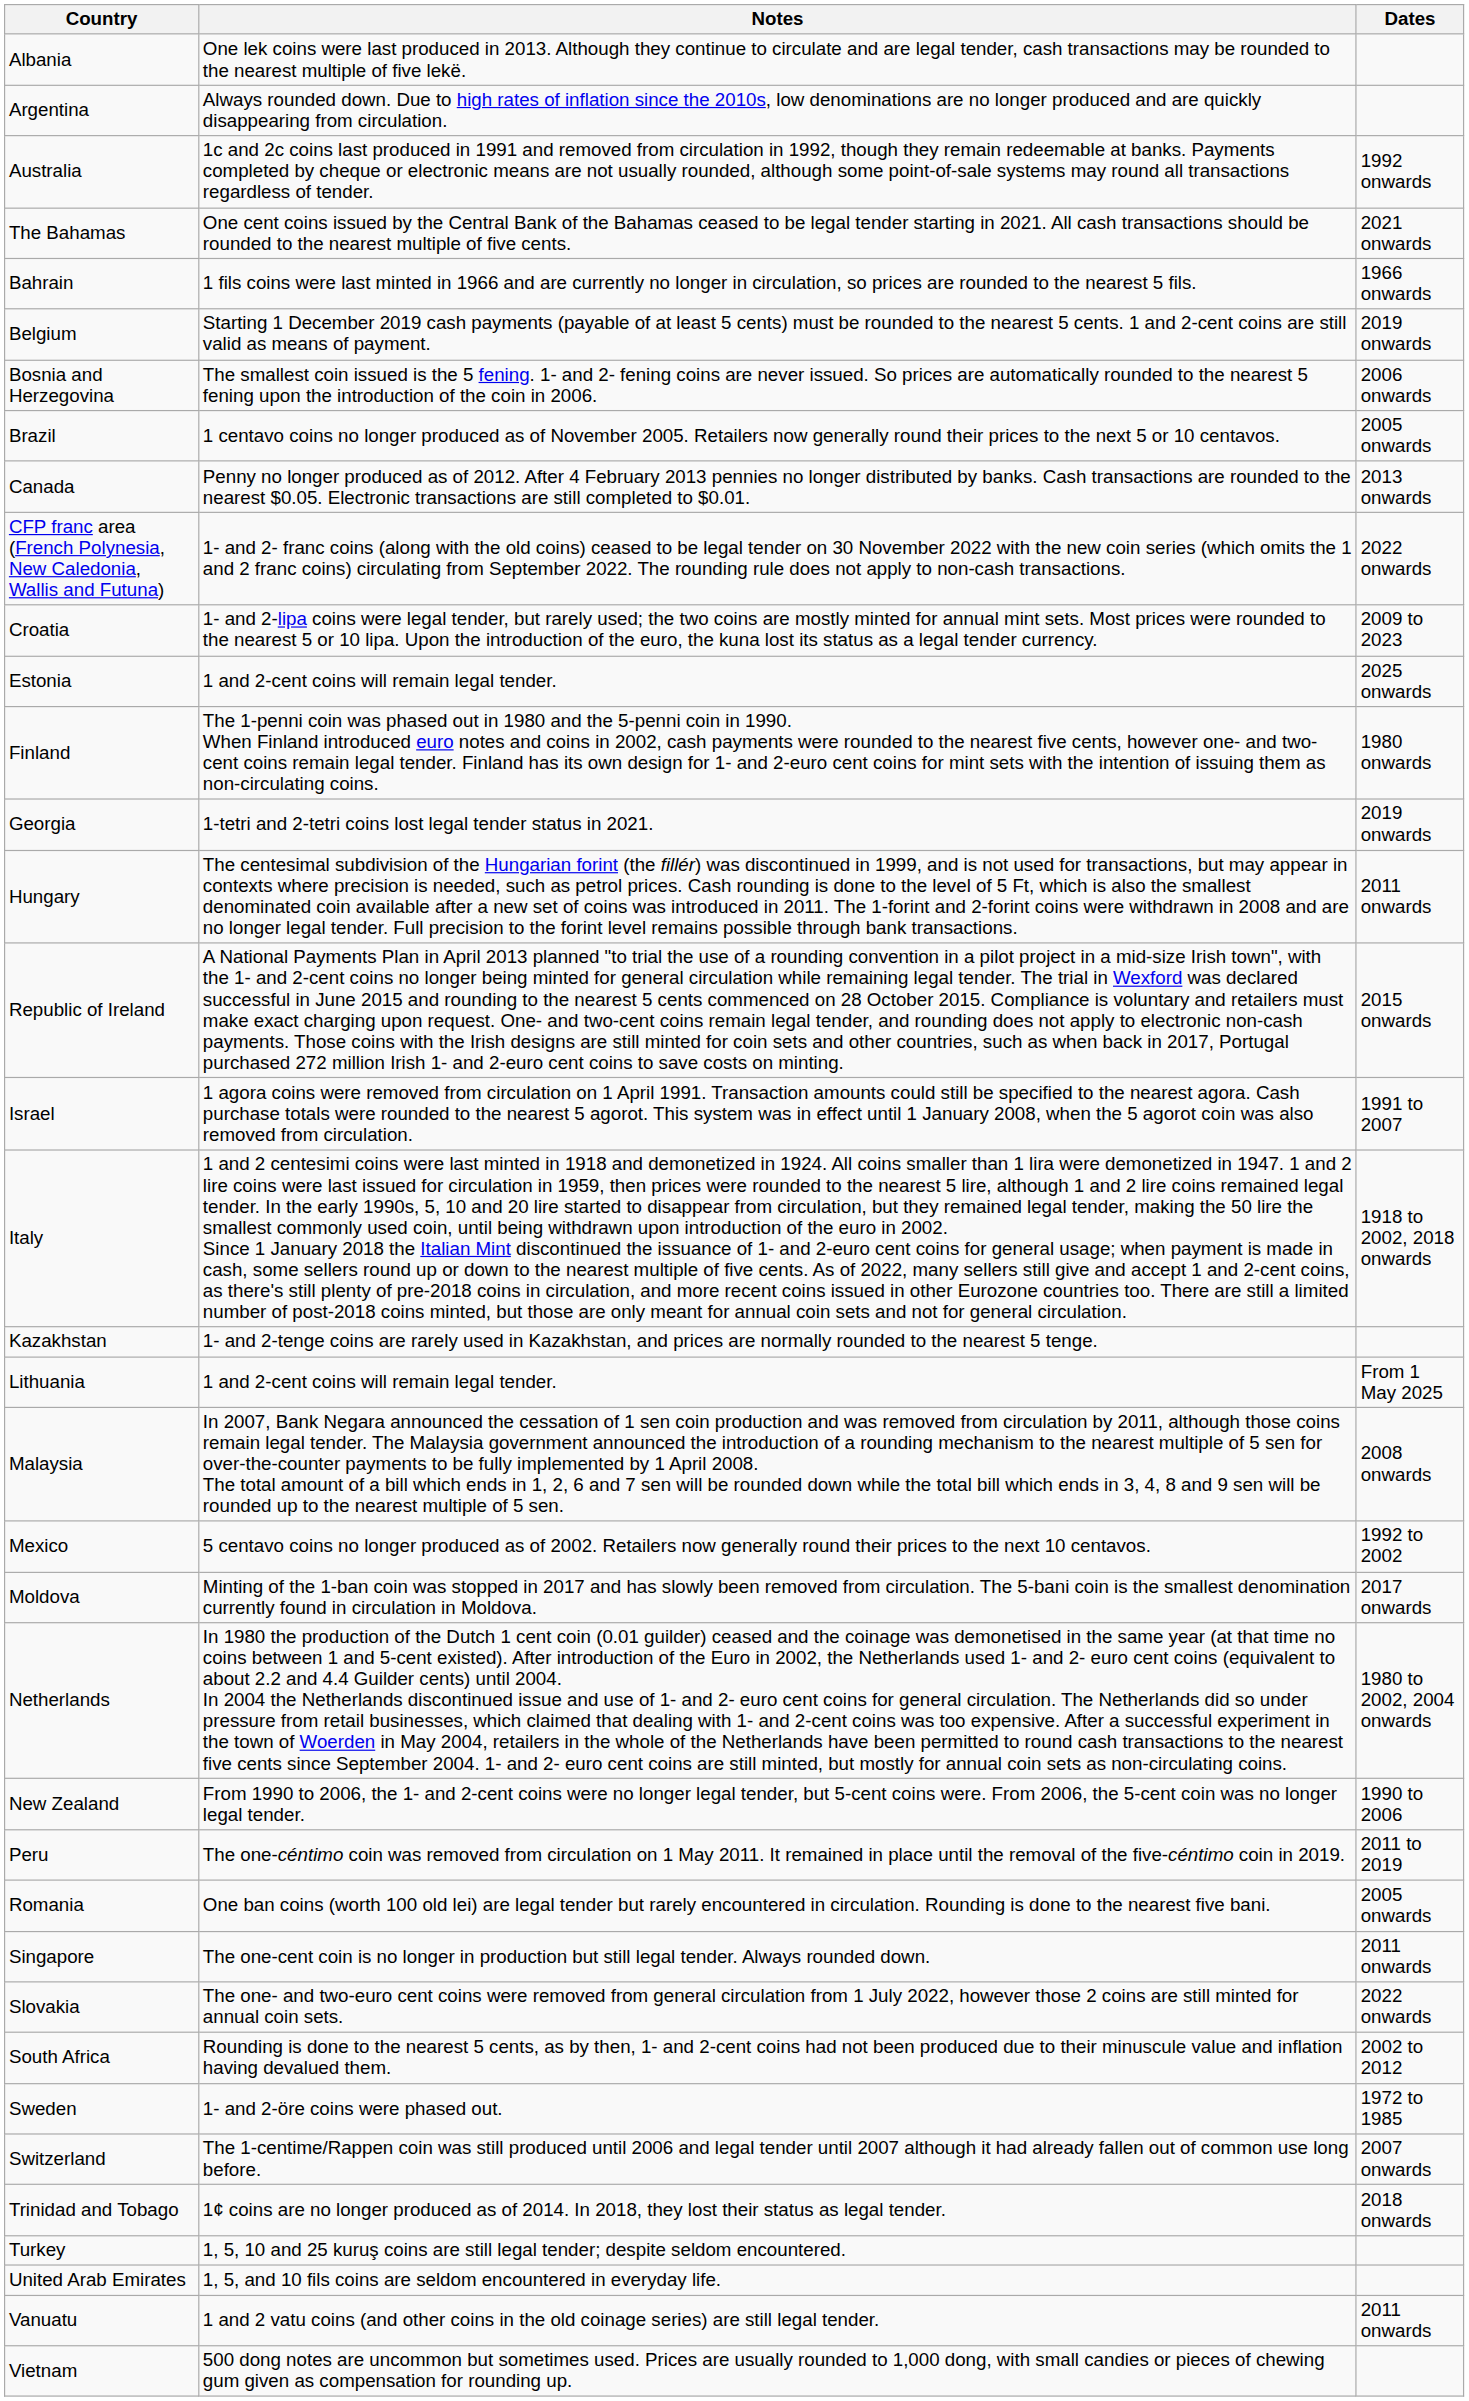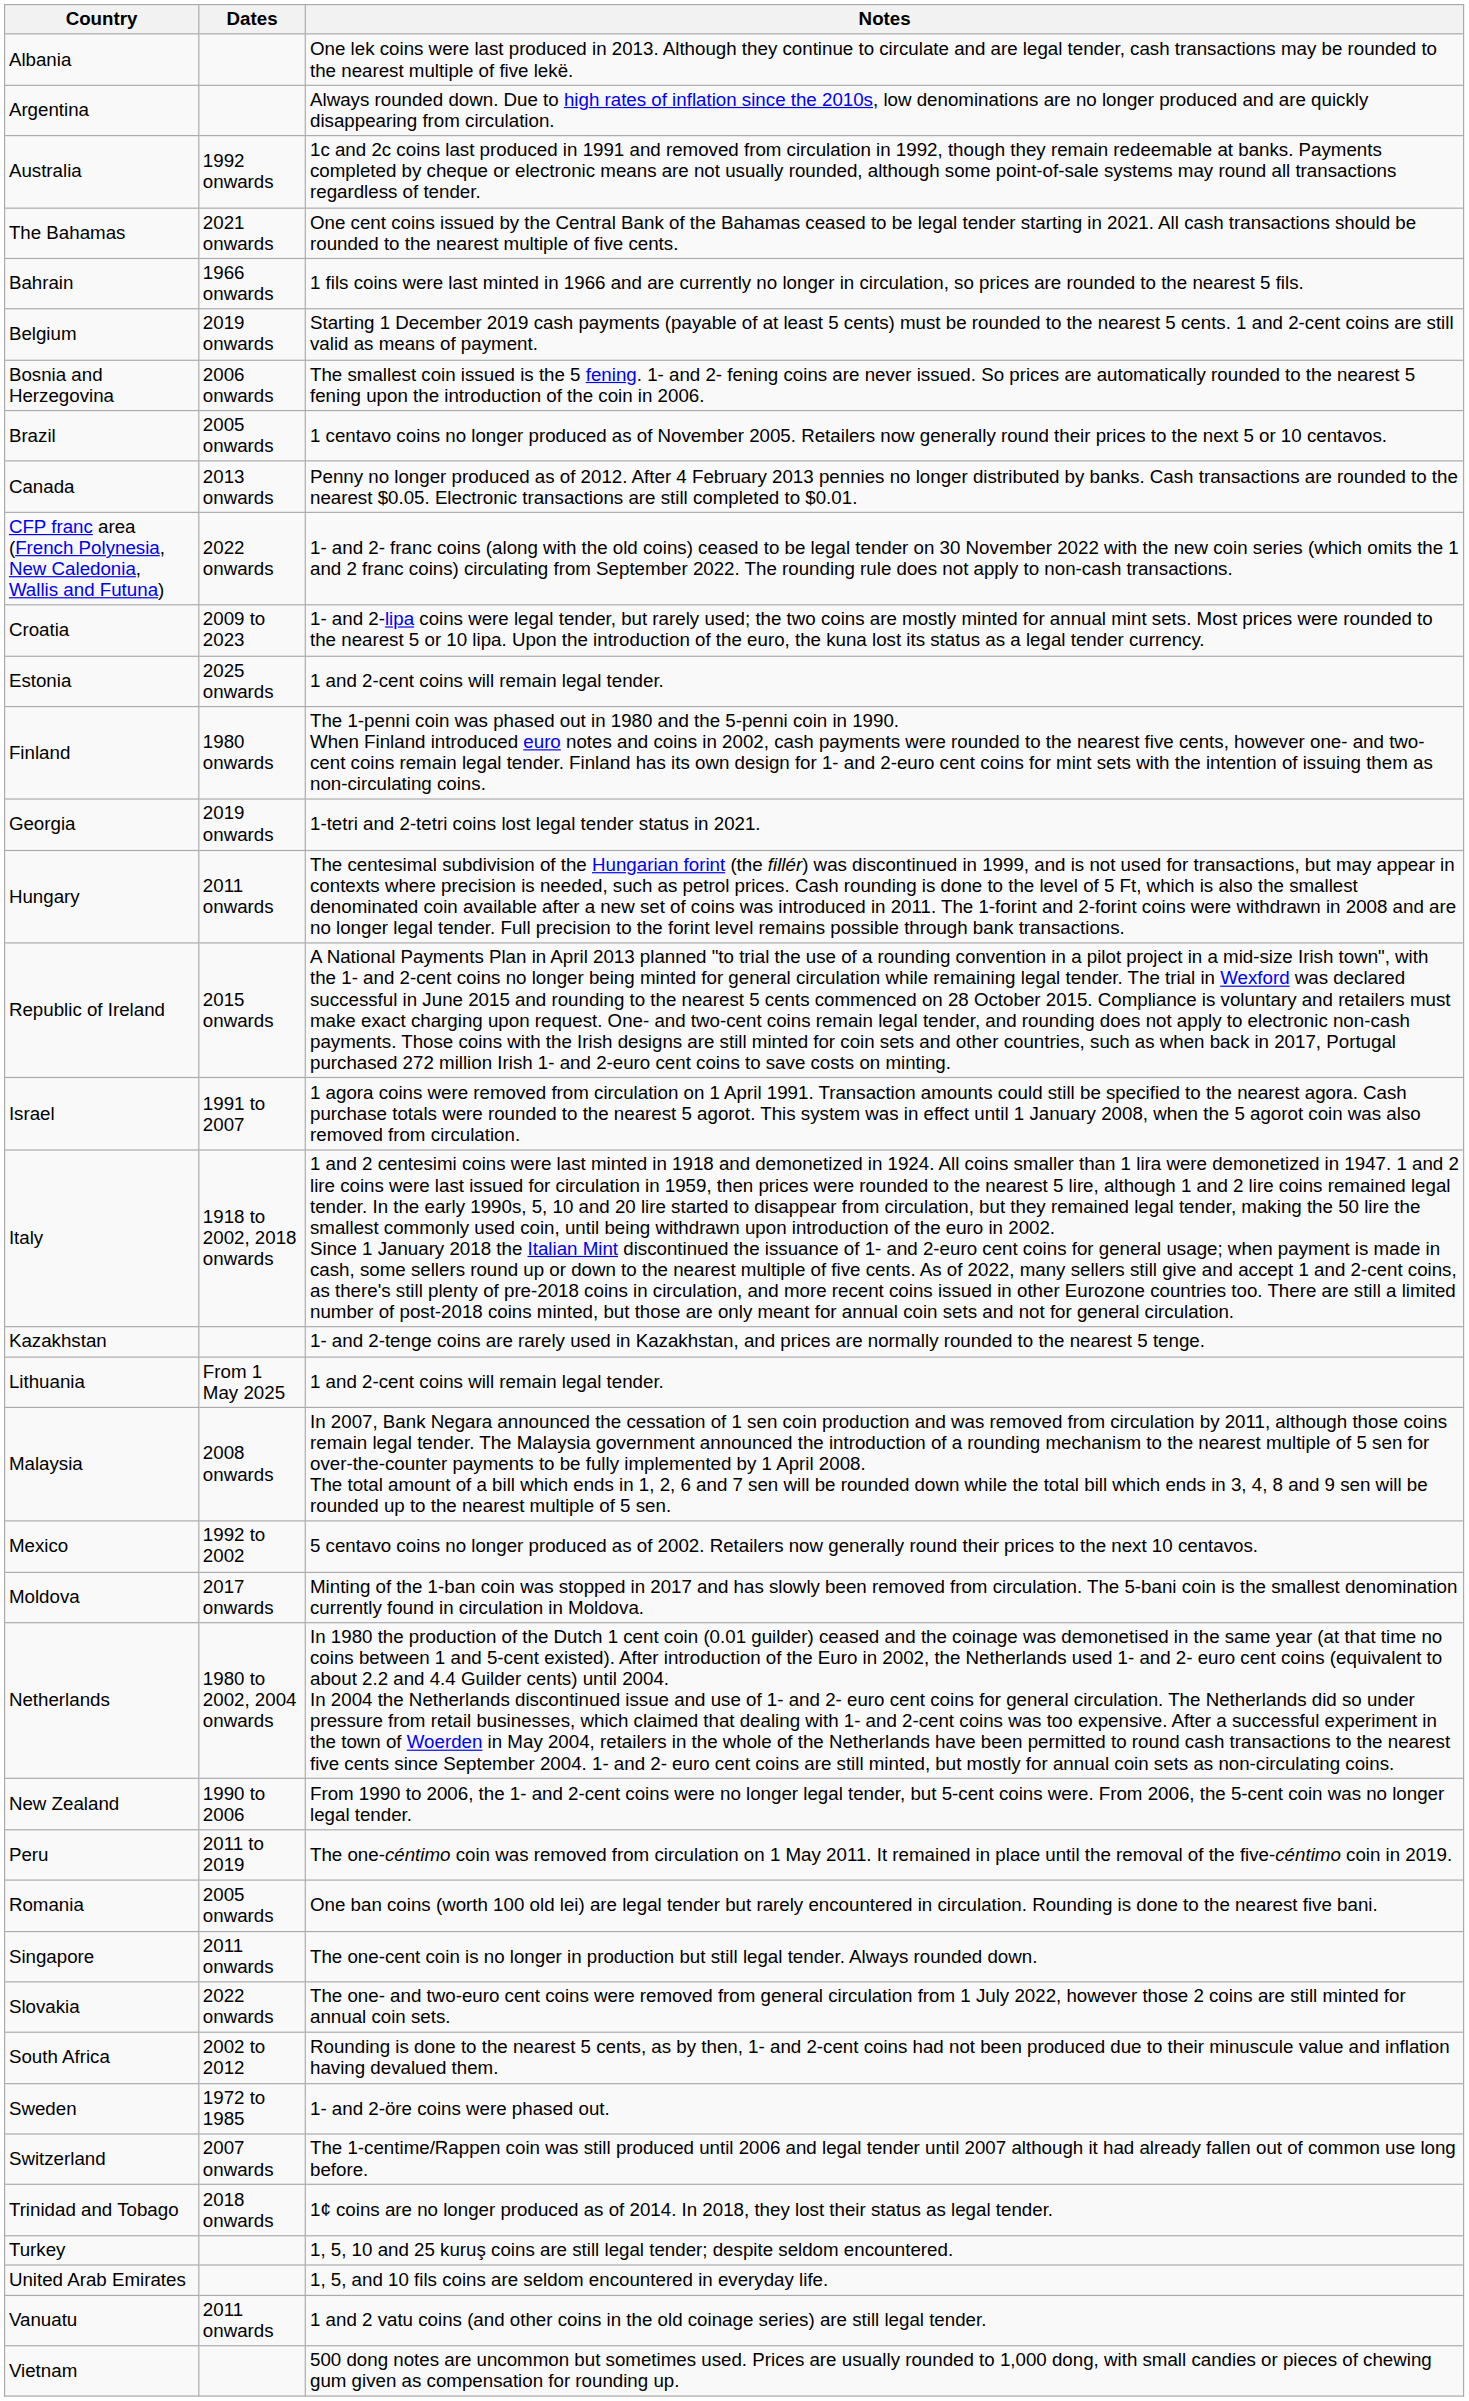columns swapped: (1410, 19) <-> (777, 19)
